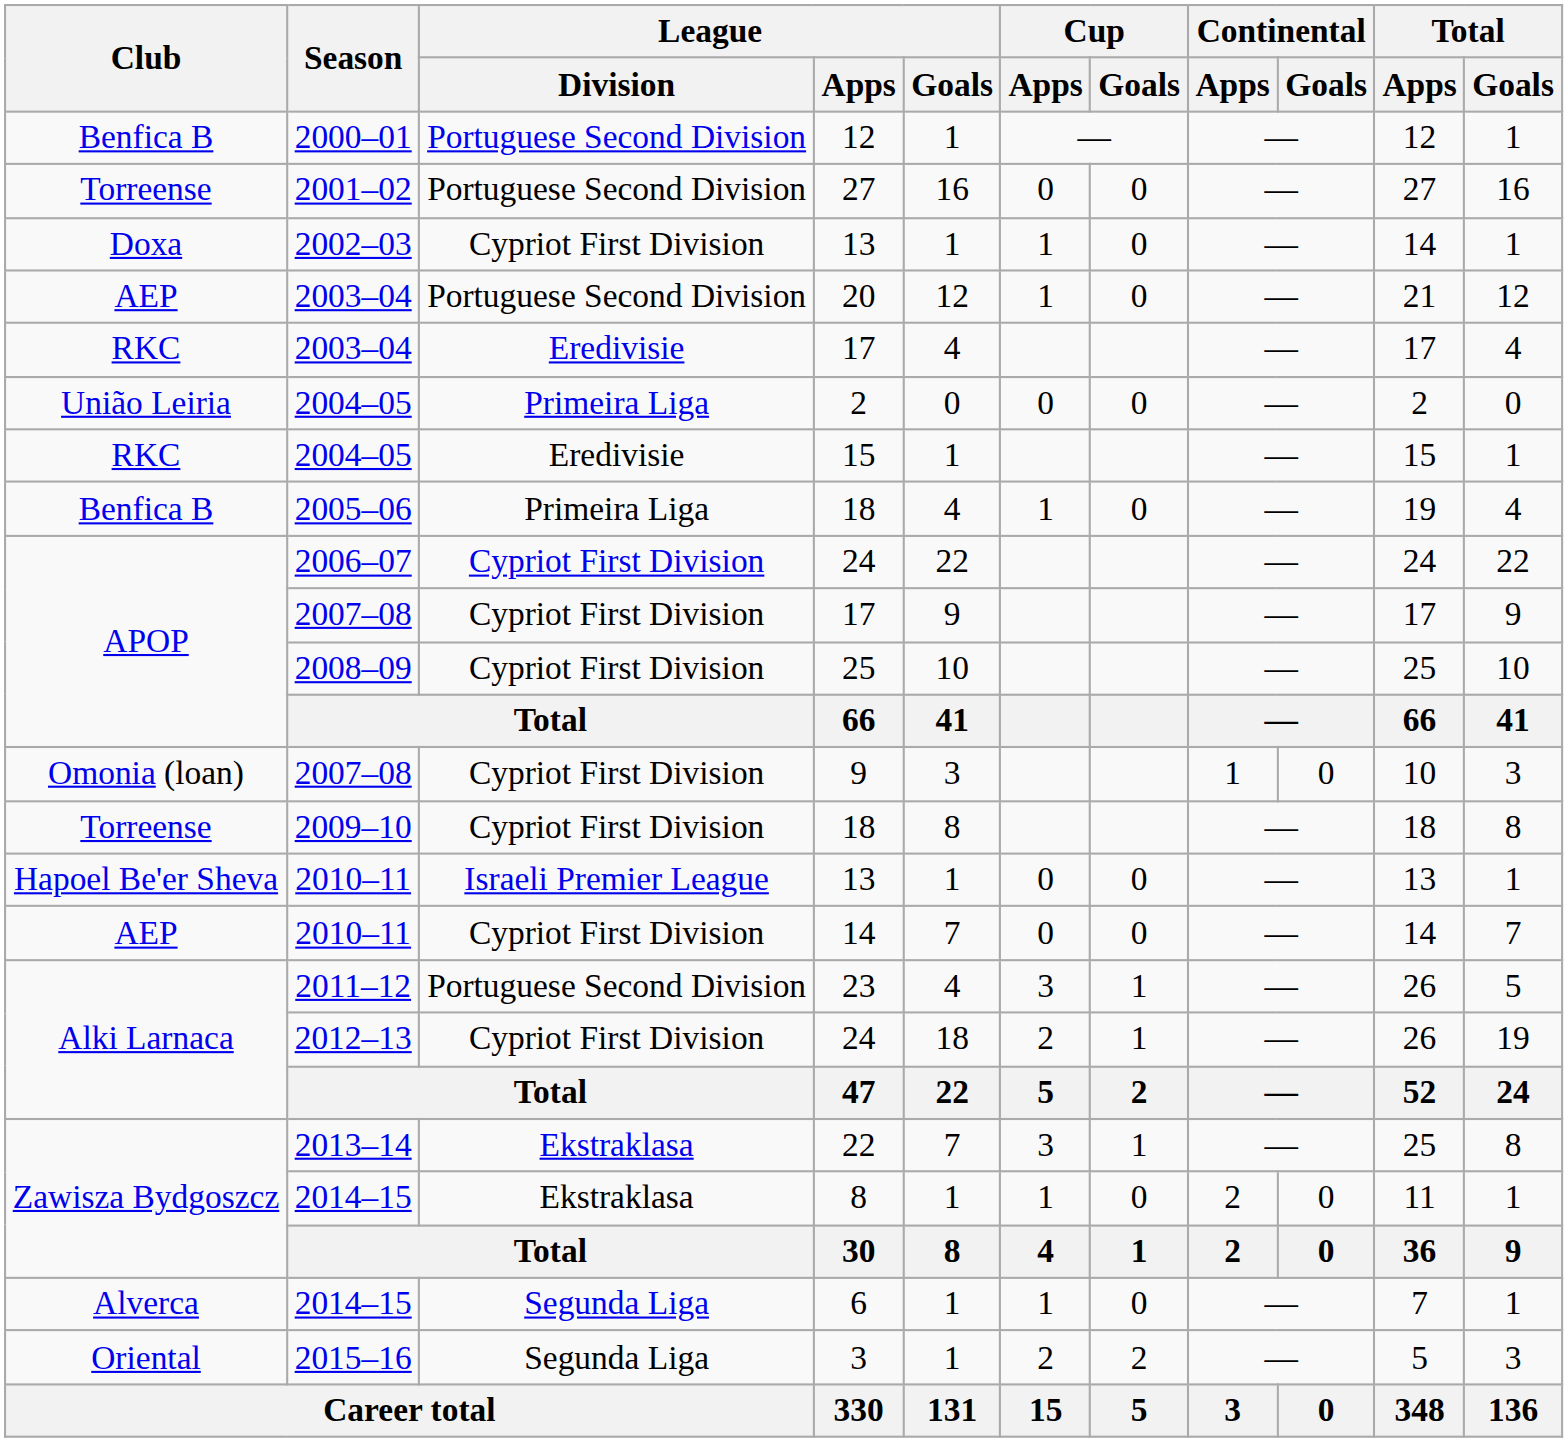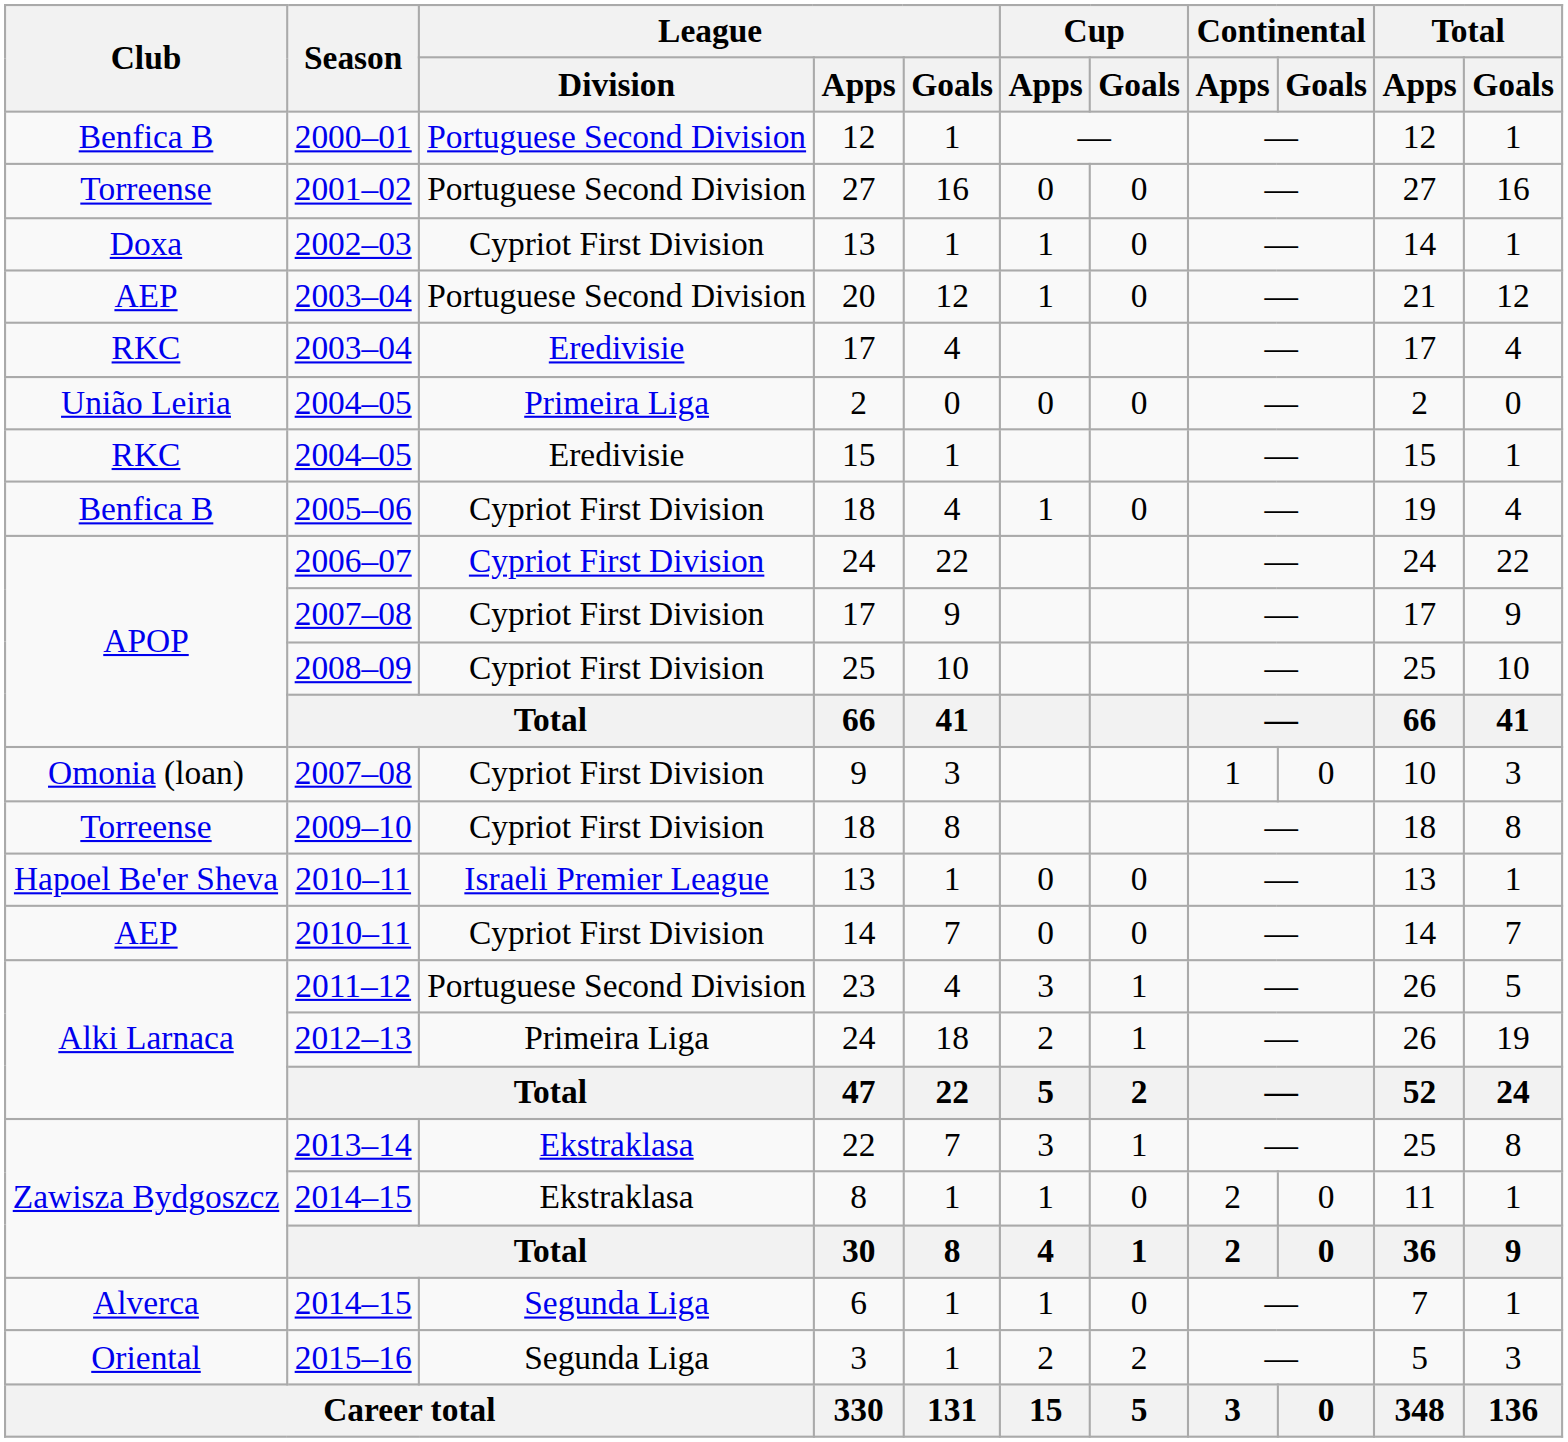(617, 508) Primeira Liga -> (617, 508) Cypriot First Division
(617, 1038) Cypriot First Division -> (617, 1038) Primeira Liga
